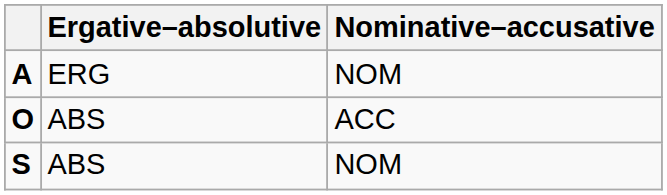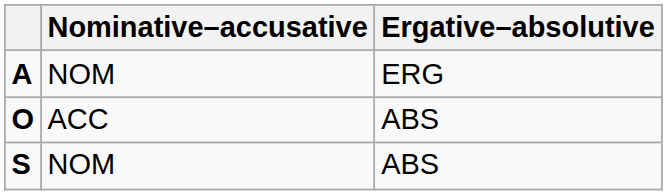columns swapped: (184, 27) <-> (495, 27)
